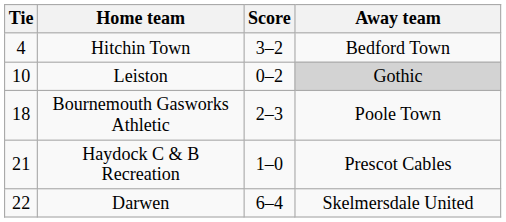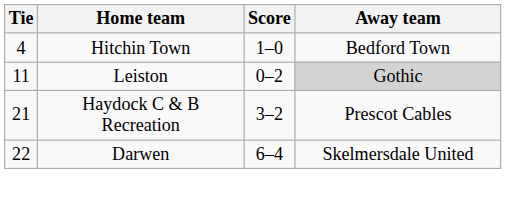(269, 47) 3–2 -> (269, 47) 1–0
(21, 76) 10 -> (21, 76) 11
- row: (141, 115)
(269, 164) 1–0 -> (269, 115) 3–2
